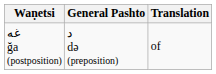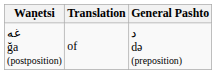columns swapped: (106, 13) <-> (180, 13)
